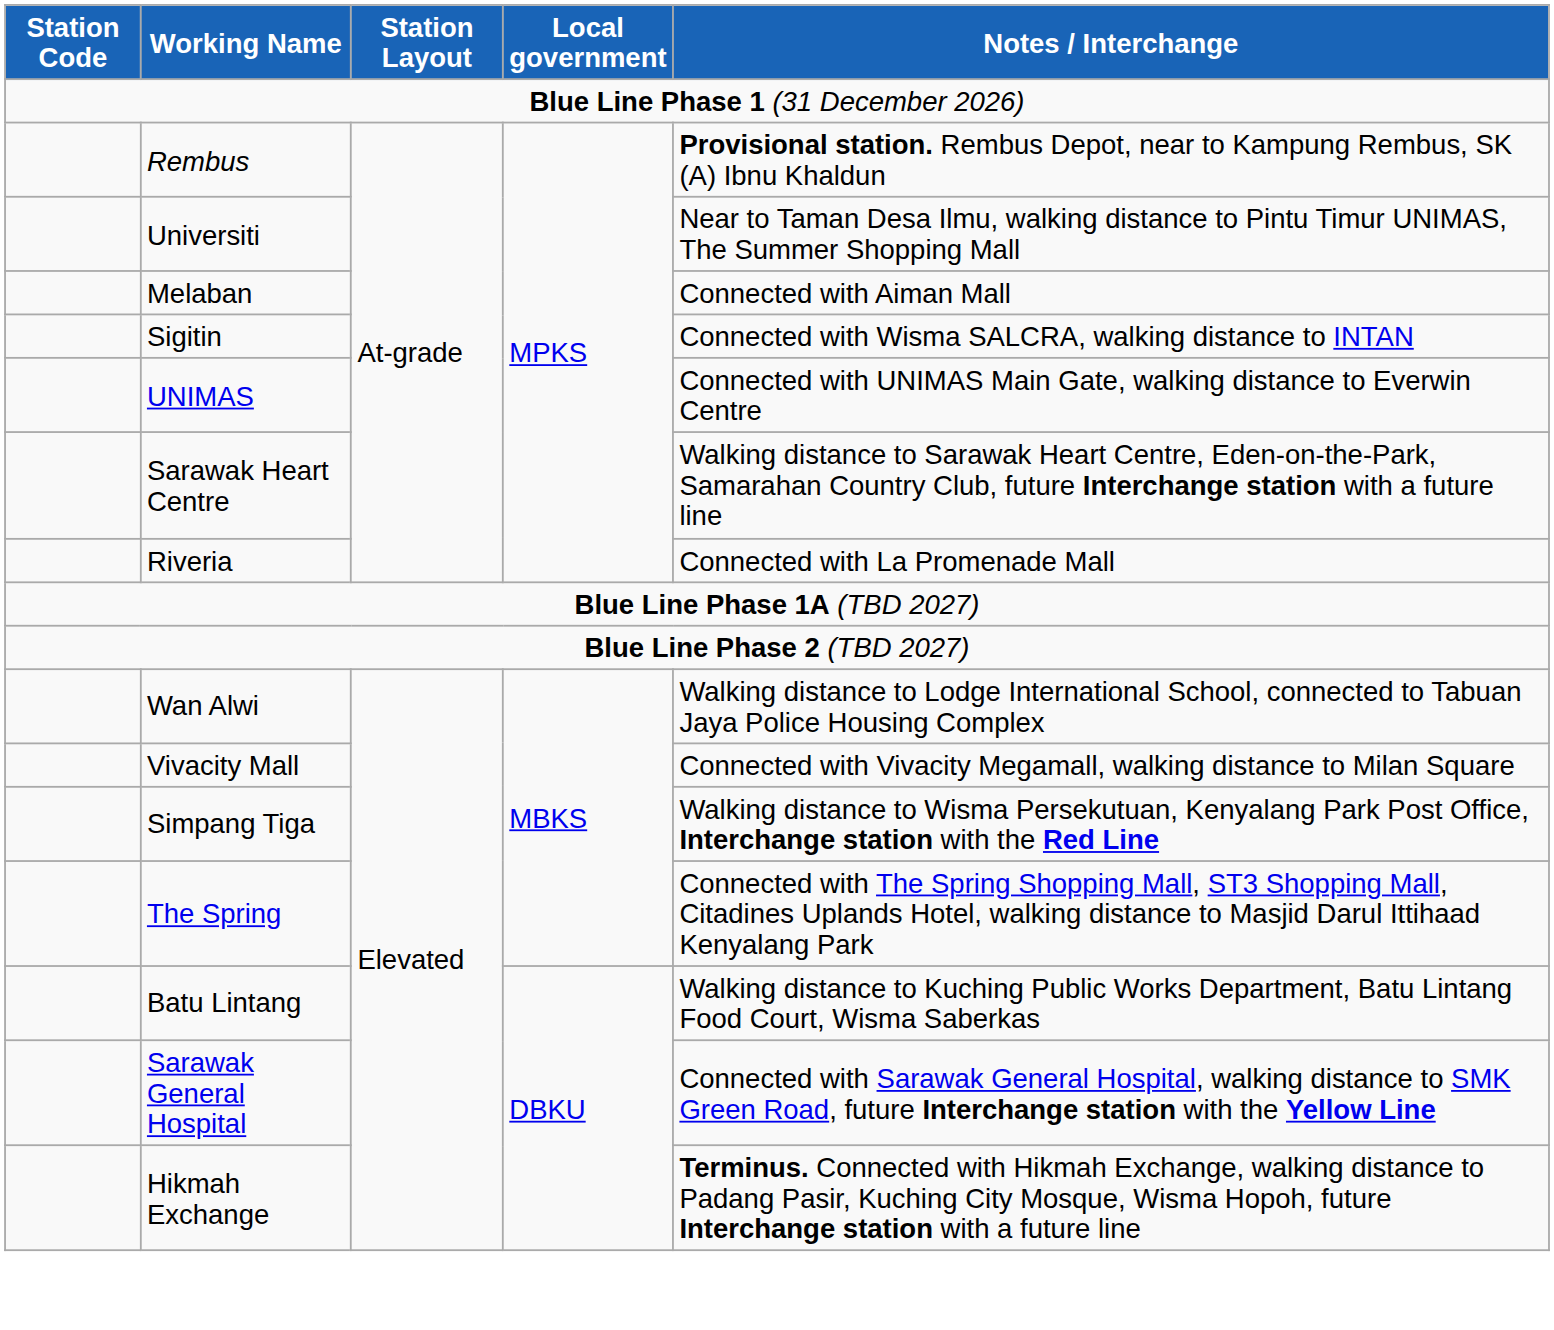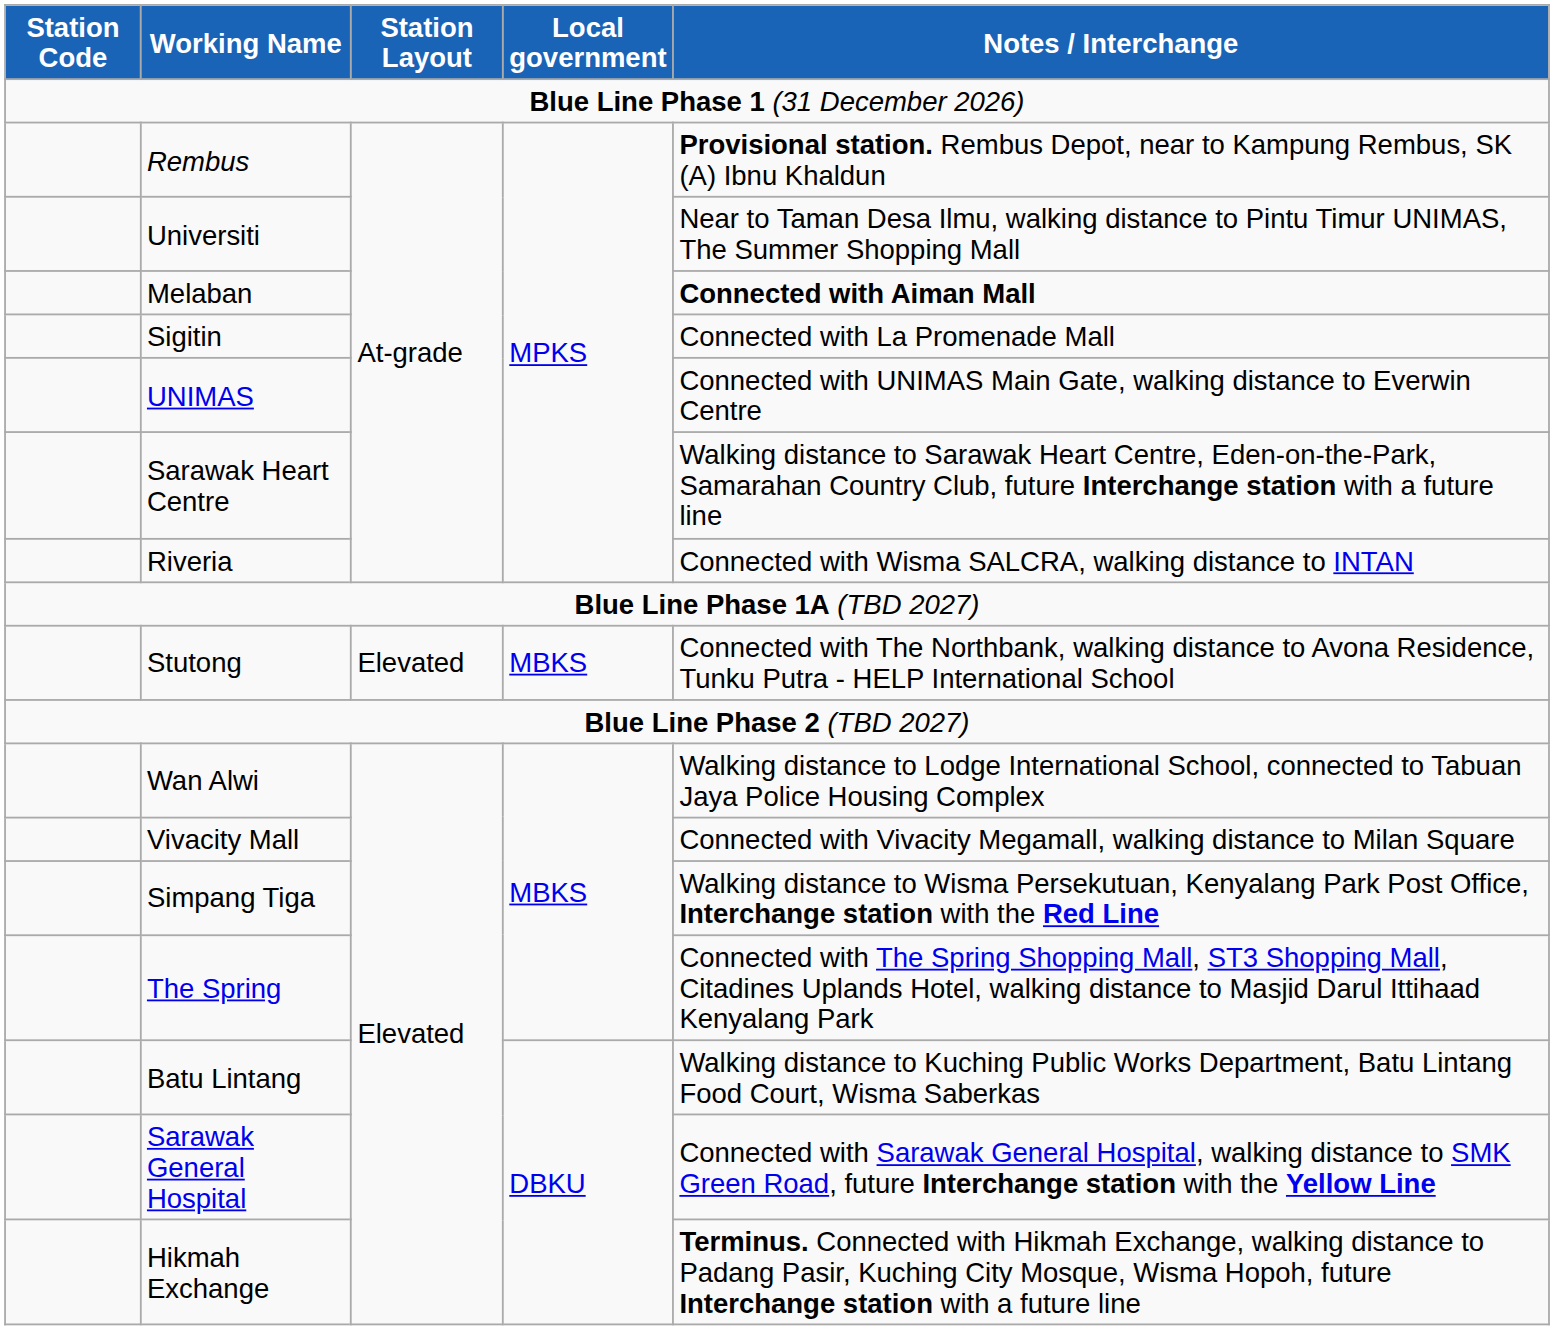(845, 293) normal -> (858, 293) bold
(1047, 337) Connected with Wisma SALCRA, walking distance to INTAN -> (897, 337) Connected with La Promenade Mall
(897, 560) Connected with La Promenade Mall -> (1047, 560) Connected with Wisma SALCRA, walking distance to INTAN
+ row: (194, 662)
